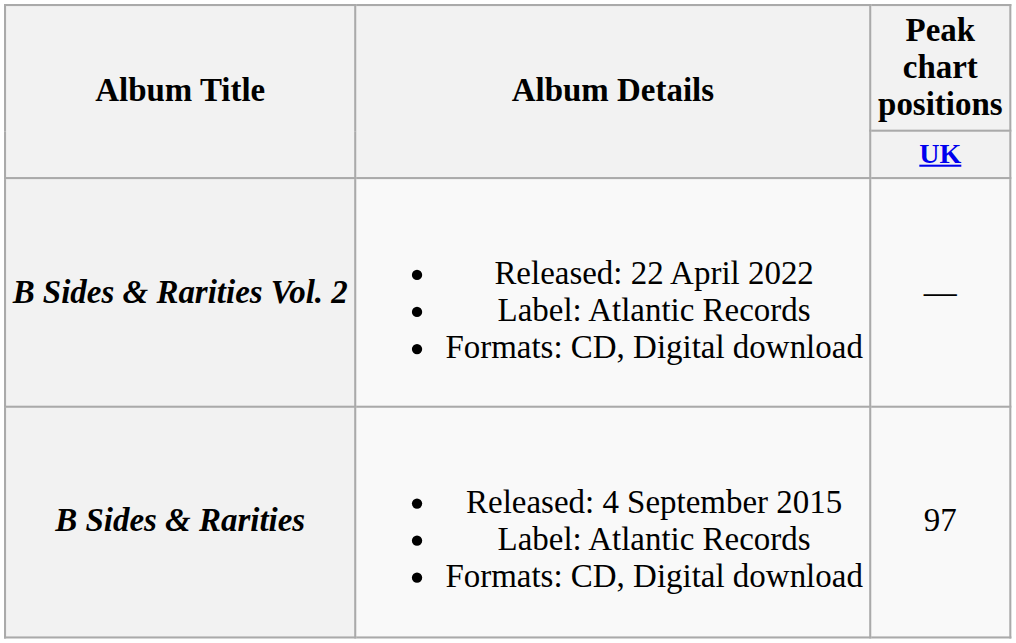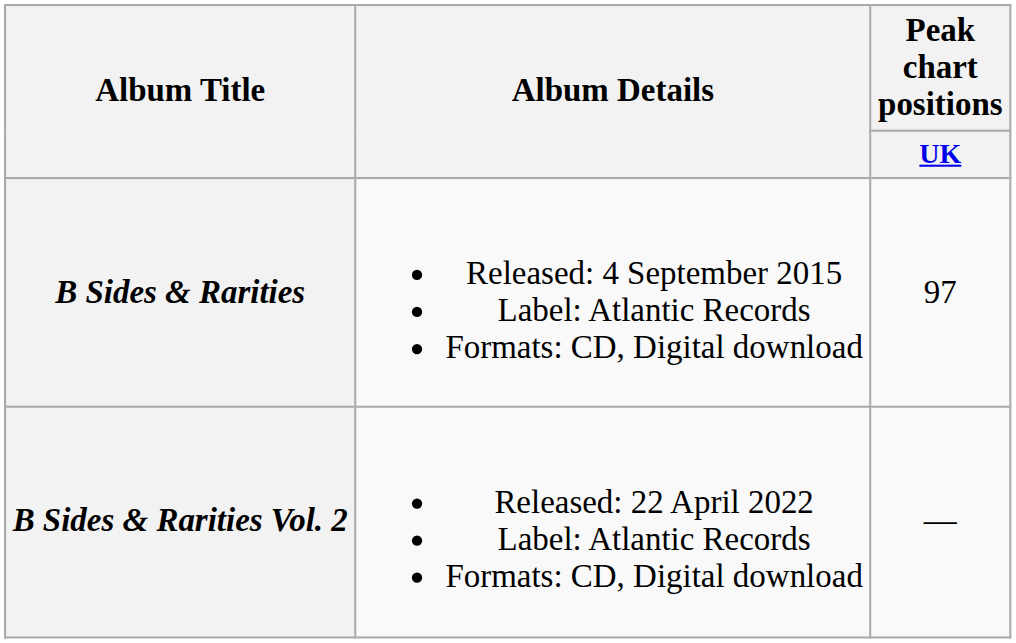rows swapped: (180, 521) <-> (180, 291)
